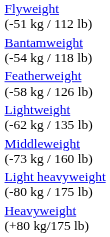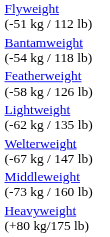+ row: (49, 151)
- row: (55, 184)
